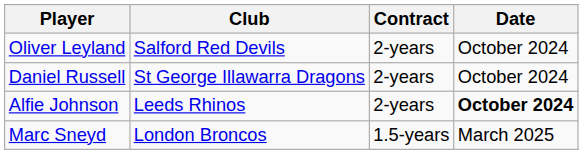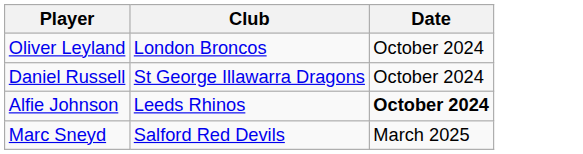- column: (411, 18)
(209, 47) Salford Red Devils -> (200, 47) London Broncos
(200, 134) London Broncos -> (209, 134) Salford Red Devils
